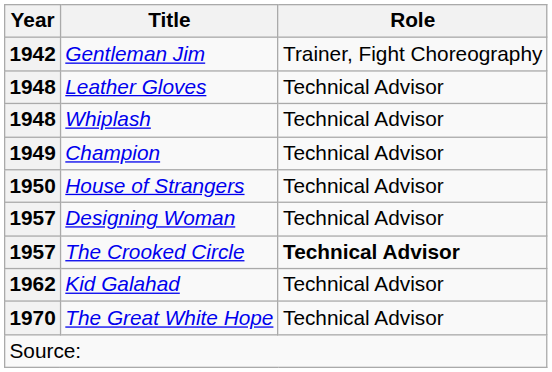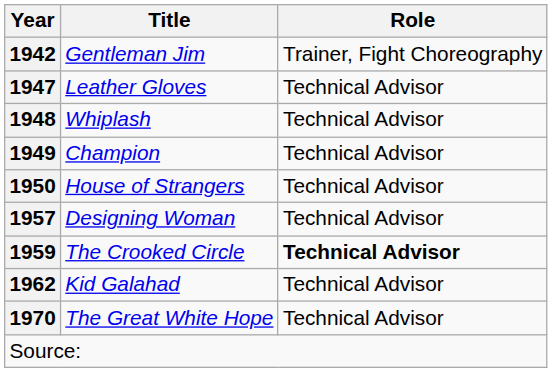(33, 86) 1948 -> (33, 86) 1947
(33, 251) 1957 -> (33, 251) 1959
